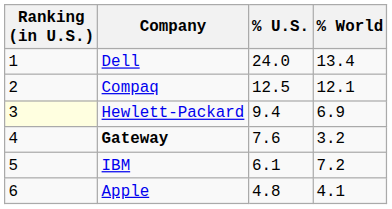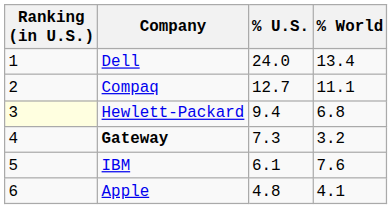(271, 88) 12.5 -> (271, 88) 12.7
(336, 88) 12.1 -> (336, 88) 11.1
(331, 113) 6.9 -> (331, 113) 6.8
(266, 139) 7.6 -> (266, 139) 7.3
(331, 165) 7.2 -> (331, 165) 7.6
